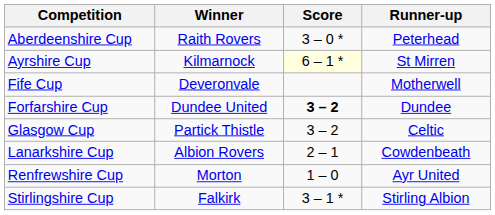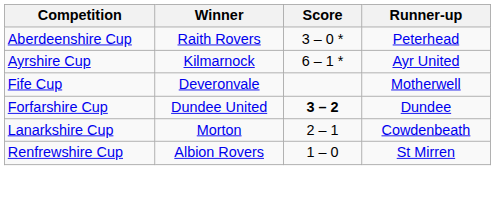(323, 61) lightyellow background -> (323, 61) no background
(426, 61) St Mirren -> (426, 61) Ayr United
- row: (51, 130)
(219, 152) Albion Rovers -> (219, 130) Morton
(219, 175) Morton -> (219, 152) Albion Rovers
(426, 175) Ayr United -> (426, 152) St Mirren
- row: (61, 198)
